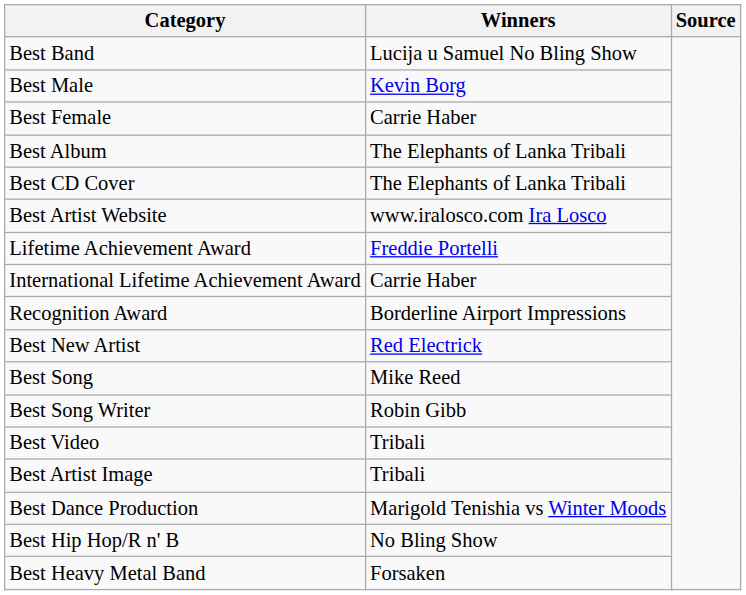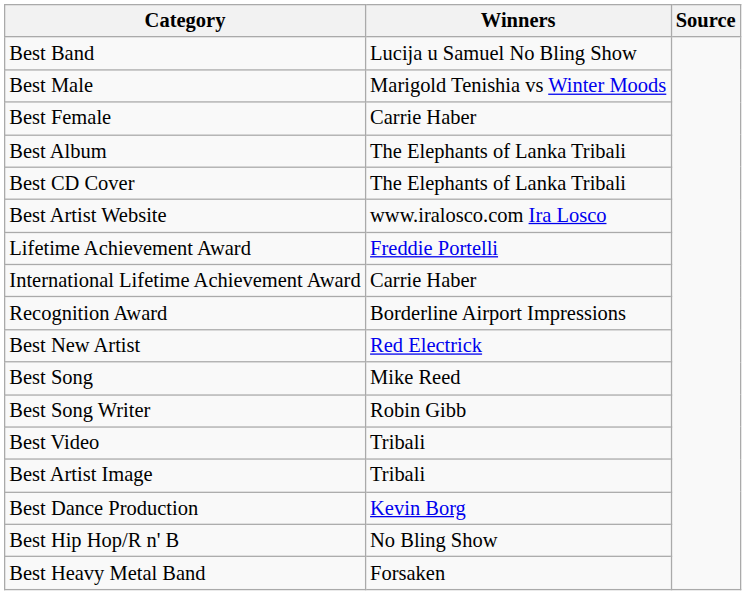(418, 85) Kevin Borg -> (518, 85) Marigold Tenishia vs Winter Moods
(518, 507) Marigold Tenishia vs Winter Moods -> (418, 507) Kevin Borg
